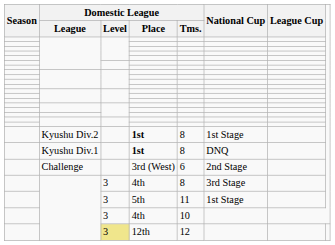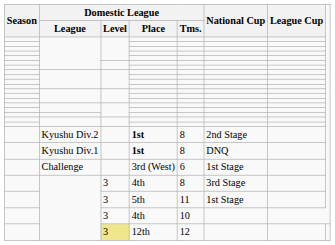(225, 134) 1st Stage -> (227, 134) 2nd Stage
(227, 167) 2nd Stage -> (225, 167) 1st Stage
